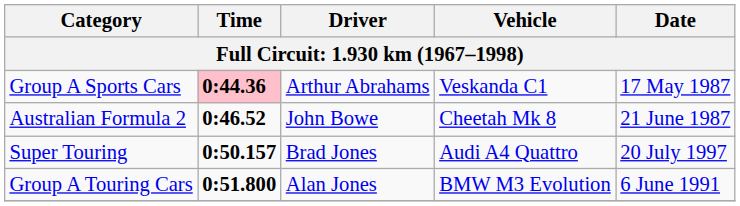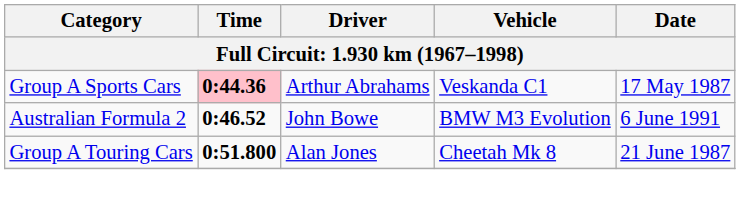(498, 119) Cheetah Mk 8 -> (525, 119) BMW M3 Evolution
(675, 119) 21 June 1987 -> (670, 119) 6 June 1991
- row: (68, 151)
(525, 184) BMW M3 Evolution -> (498, 151) Cheetah Mk 8
(670, 184) 6 June 1991 -> (675, 151) 21 June 1987
